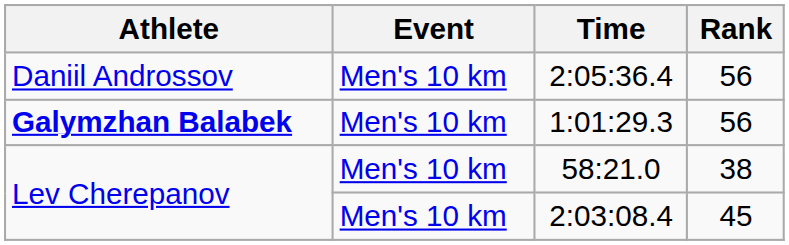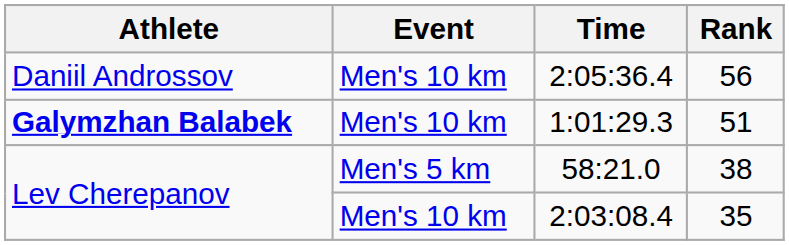(736, 123) 56 -> (736, 123) 51
(423, 169) Men's 10 km -> (415, 169) Men's 5 km
(736, 216) 45 -> (736, 216) 35
